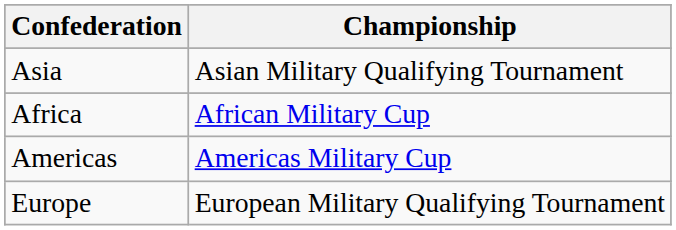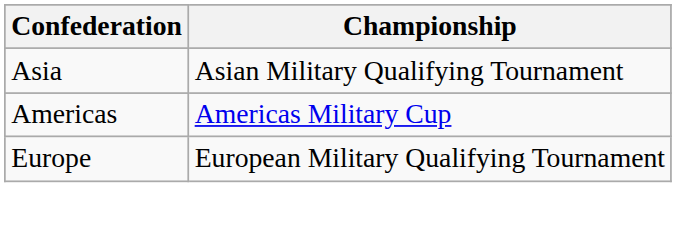- row: (47, 114)
